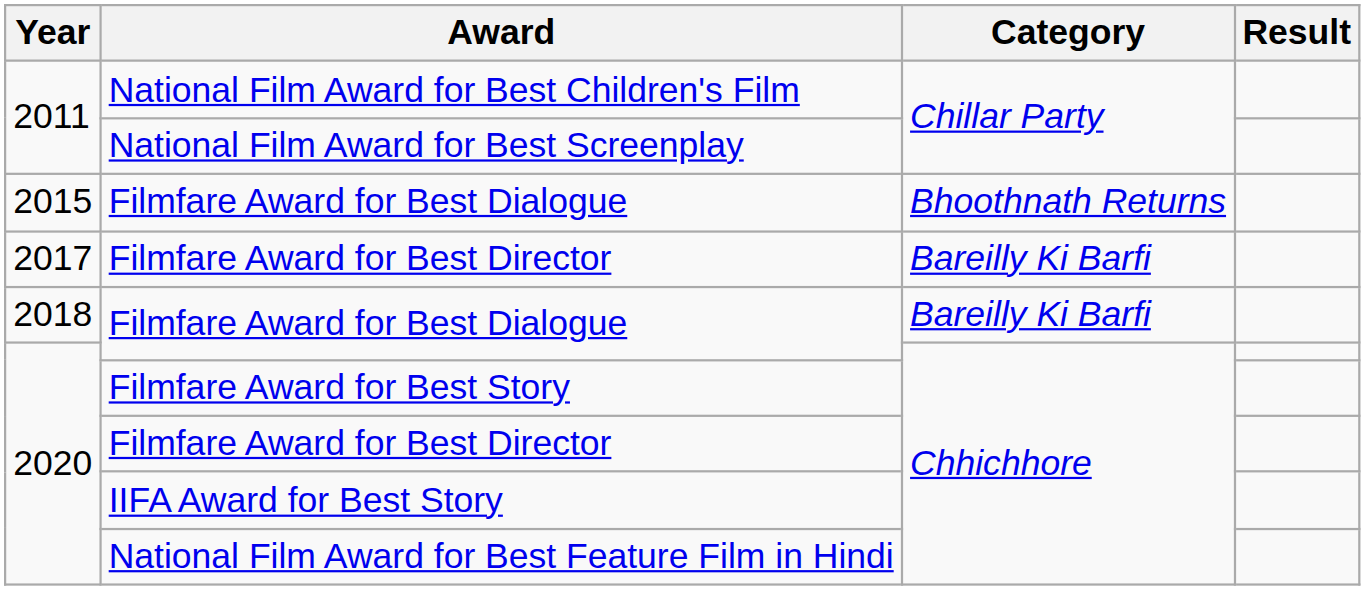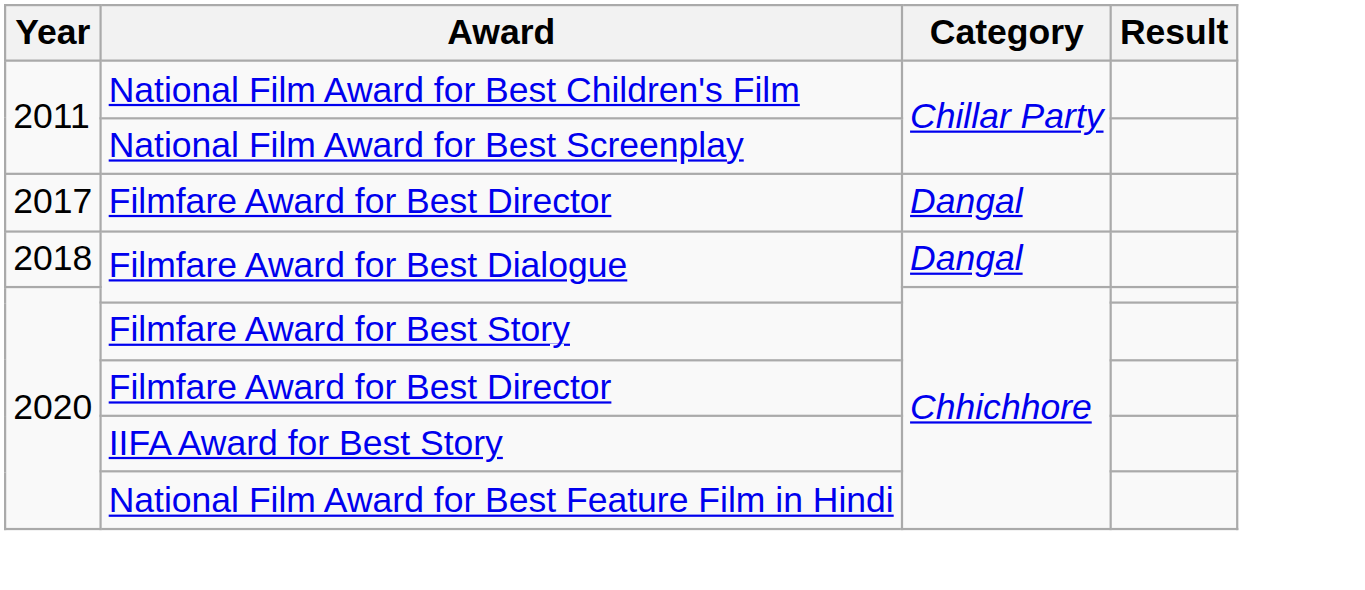- row: (53, 201)
(1030, 257) Bareilly Ki Barfi -> (966, 201) Dangal
(1030, 314) Bareilly Ki Barfi -> (966, 257) Dangal
